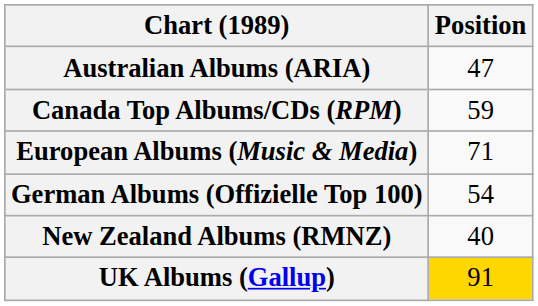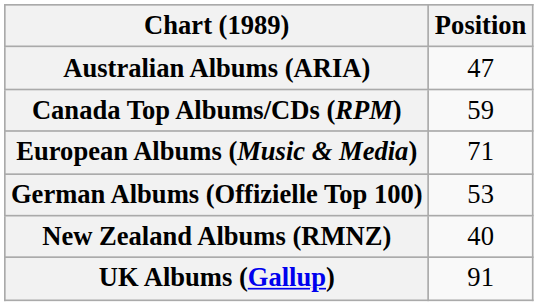(481, 194) 54 -> (481, 194) 53
(481, 278) gold background -> (481, 278) no background
